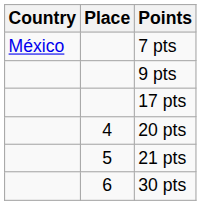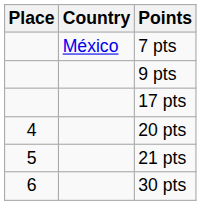columns swapped: (107, 18) <-> (42, 18)
